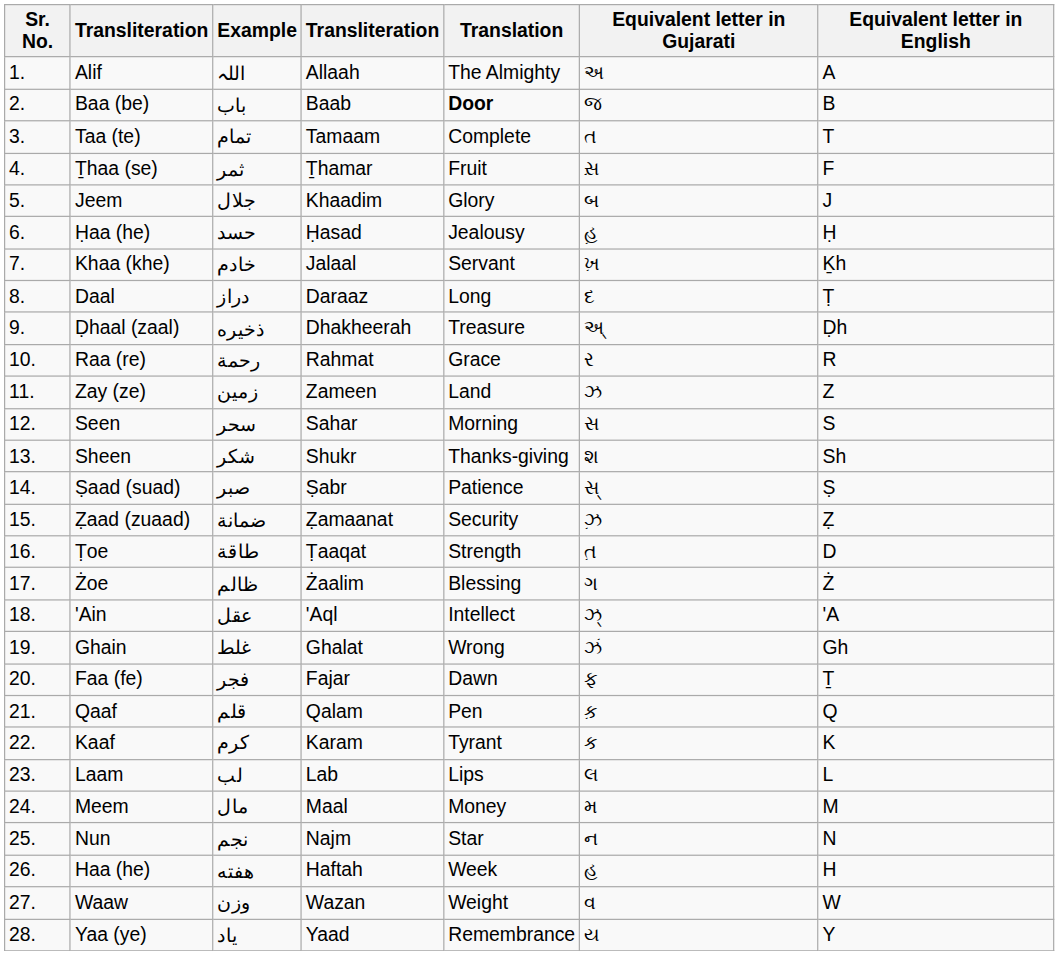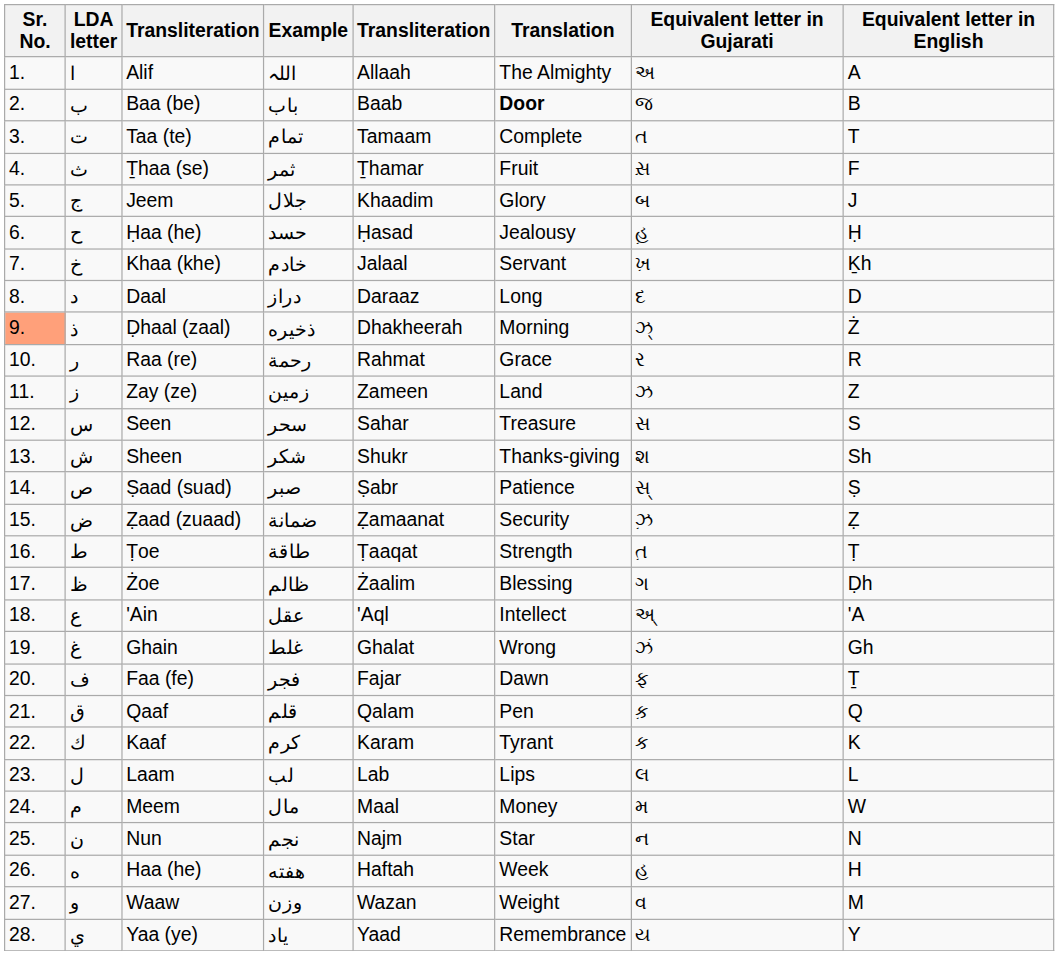+ column: (94, 30)
(828, 296) Ṭ -> (855, 296) D
(17, 328) no background -> (17, 328) lightsalmon background
(487, 328) Treasure -> (534, 328) Morning
(594, 328) અ્ -> (644, 328) ઝ્
(835, 328) Ḍh -> (854, 328) Ż
(483, 423) Morning -> (538, 423) Treasure
(829, 551) D -> (854, 551) Ṭ
(828, 583) Ż -> (860, 583) Ḍh
(593, 615) ઝ્ -> (646, 615) અ્
(831, 806) M -> (857, 806) W
(832, 902) W -> (856, 902) M
